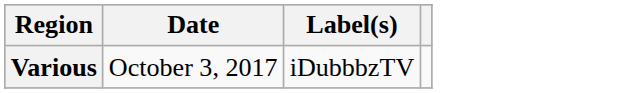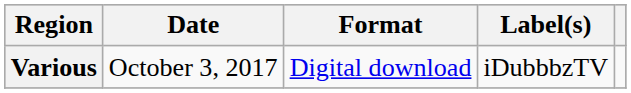+ column: (381, 25)
